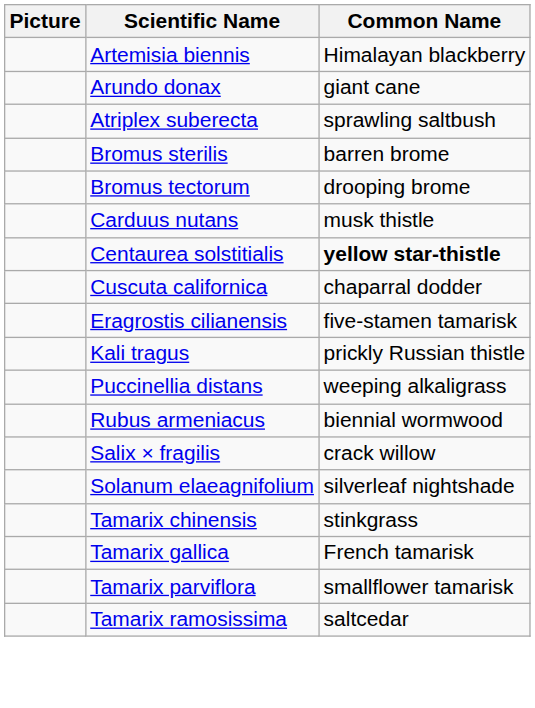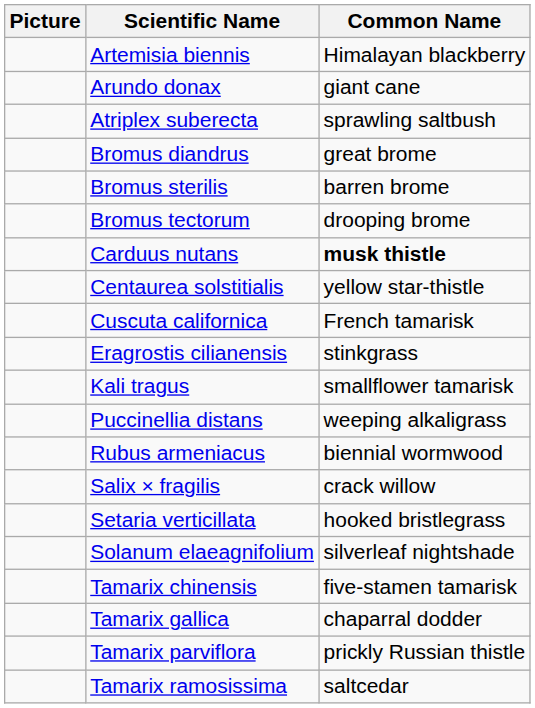+ row: (169, 154)
(379, 220) normal -> (385, 253) bold
(412, 253) bold -> (404, 287) normal
(403, 287) chaparral dodder -> (399, 320) French tamarisk
(420, 320) five-stamen tamarisk -> (371, 353) stinkgrass
(424, 353) prickly Russian thistle -> (419, 386) smallflower tamarisk
+ row: (173, 519)
(371, 519) stinkgrass -> (420, 586) five-stamen tamarisk
(399, 552) French tamarisk -> (403, 619) chaparral dodder
(419, 586) smallflower tamarisk -> (424, 652) prickly Russian thistle
